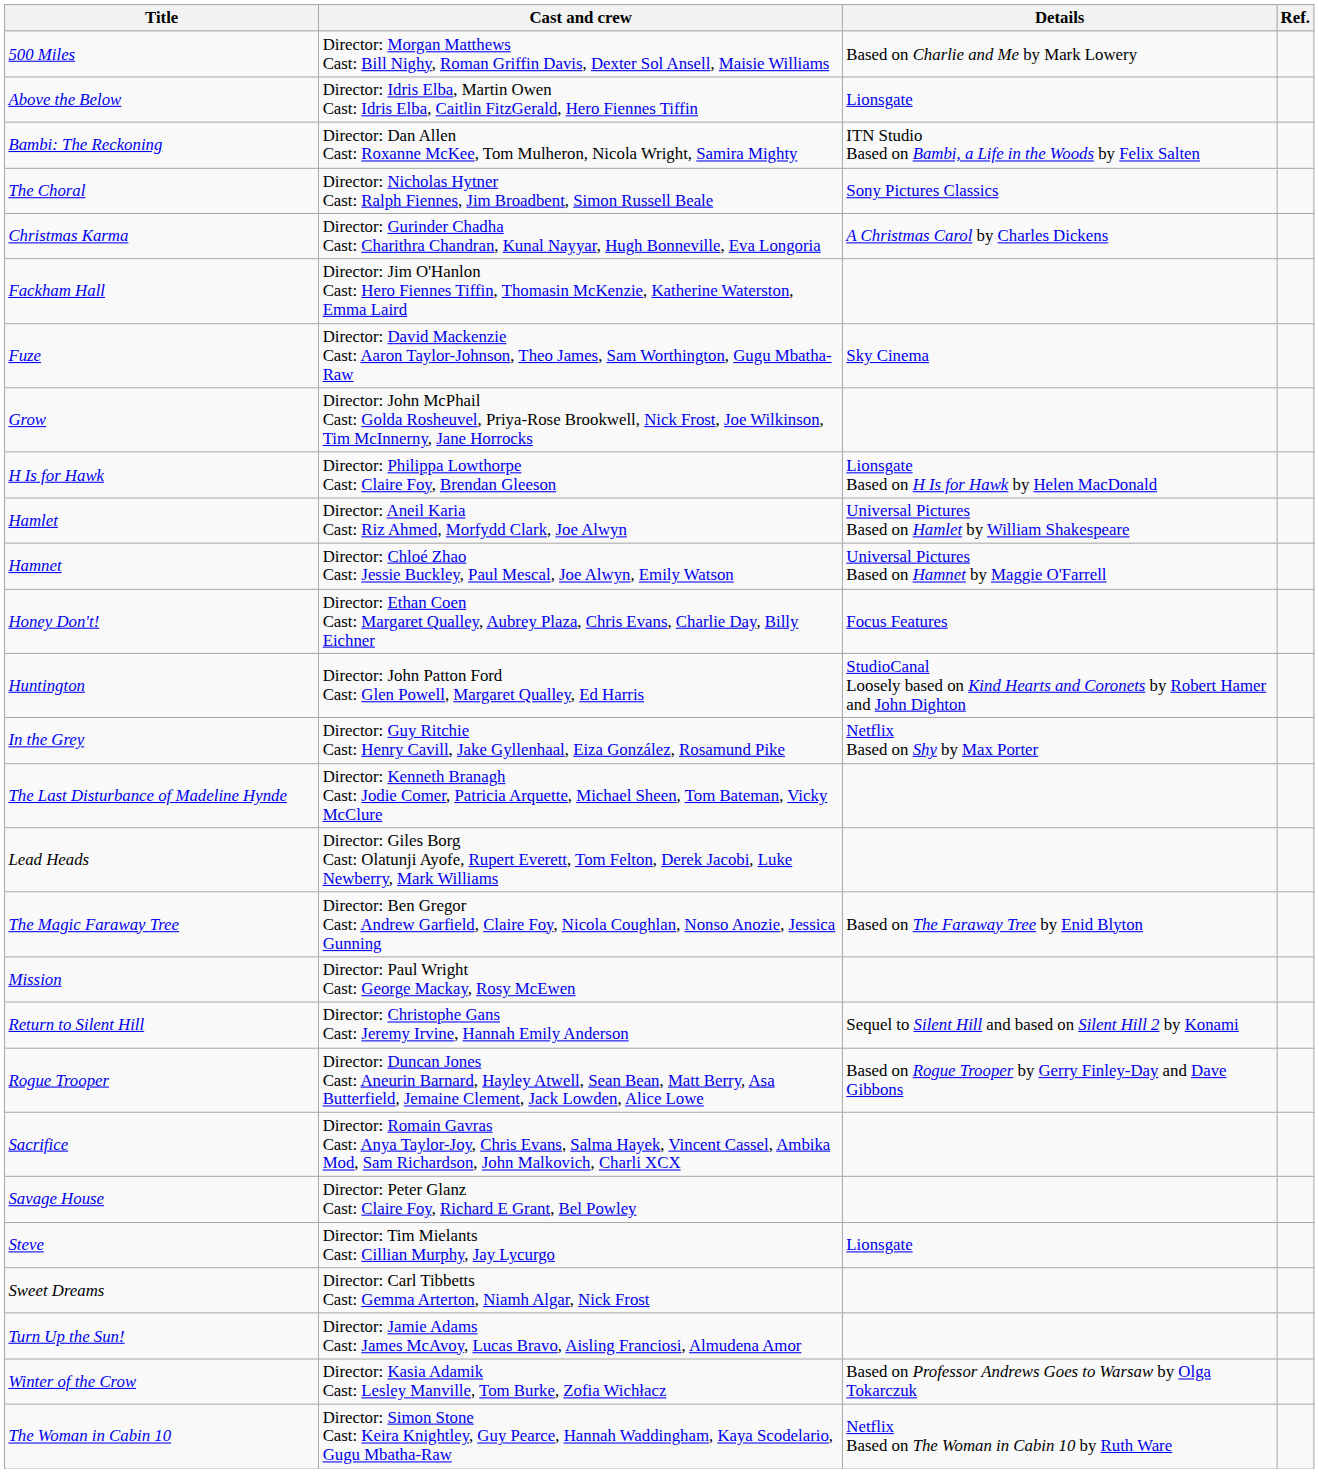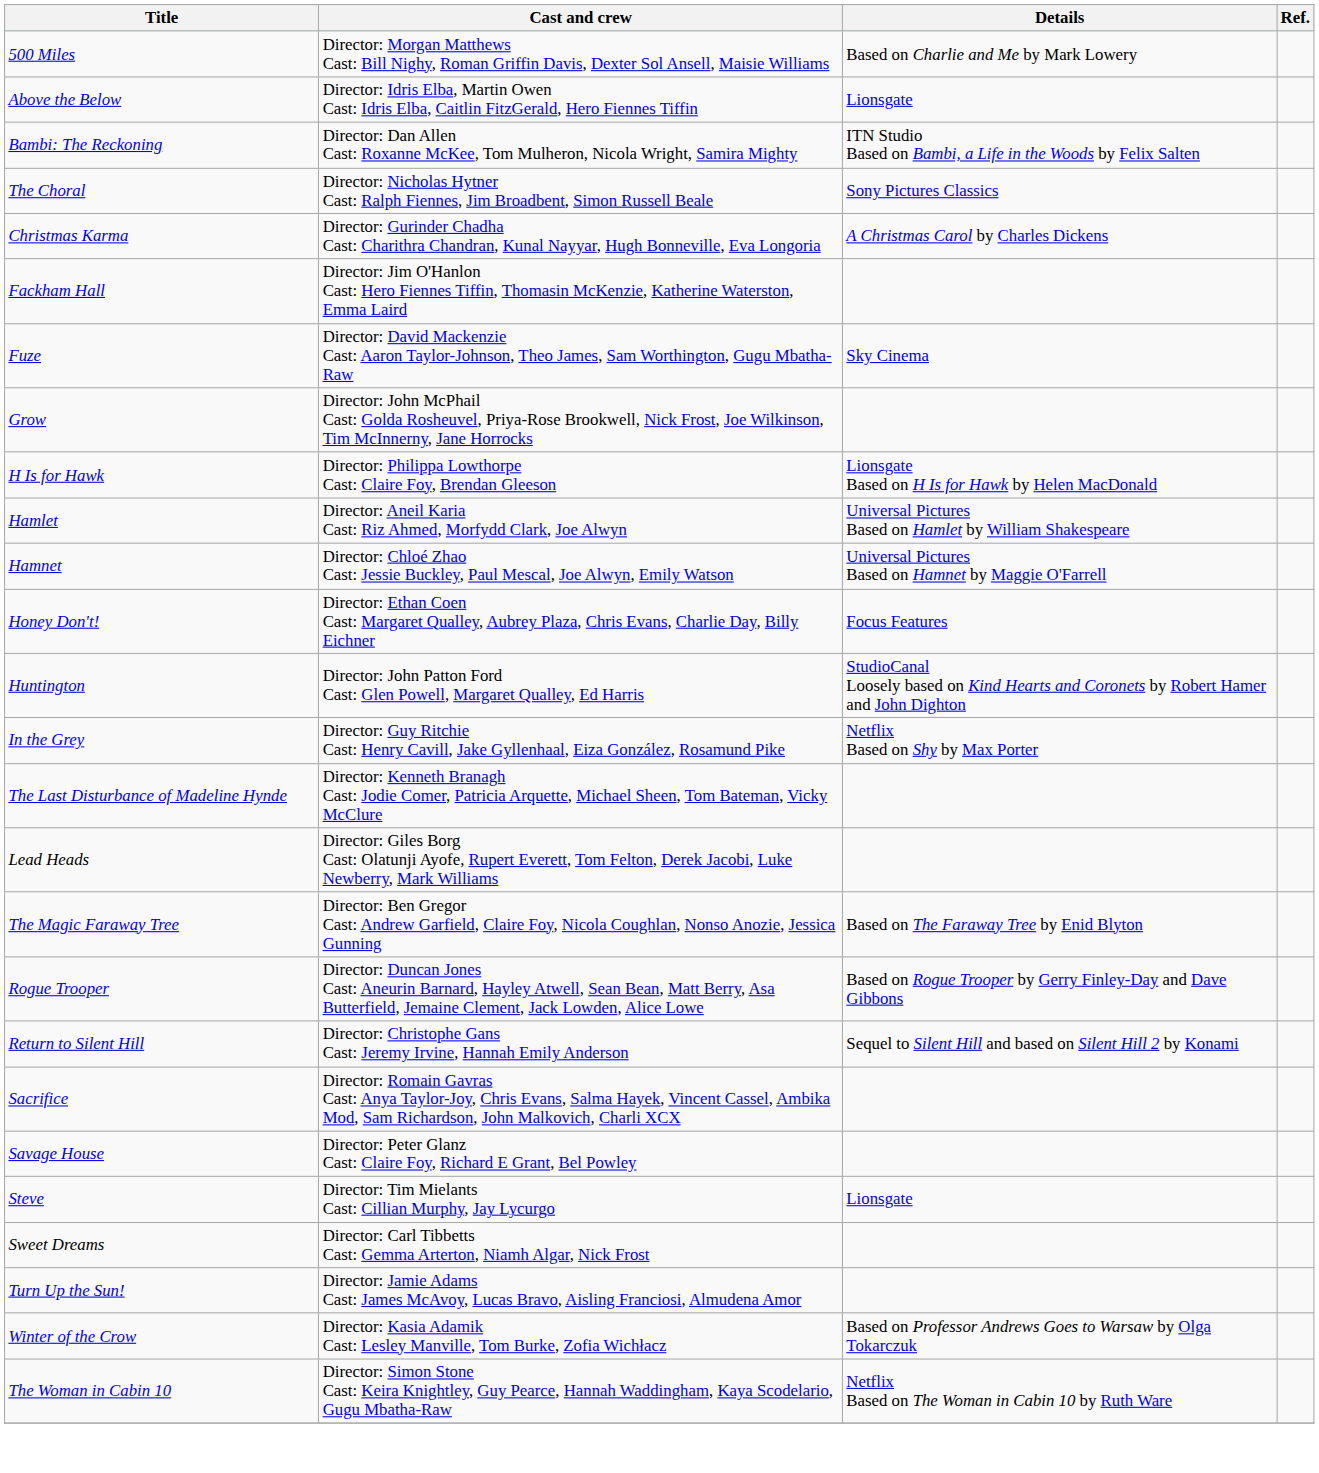- row: (35, 979)
rows swapped: (76, 1024) <-> (59, 1079)
